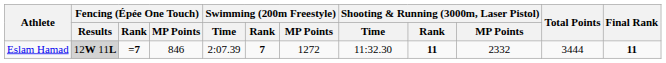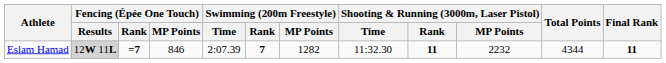(309, 50) 1272 -> (309, 50) 1282
(499, 50) 2332 -> (499, 50) 2232
(573, 50) 3444 -> (573, 50) 4344
